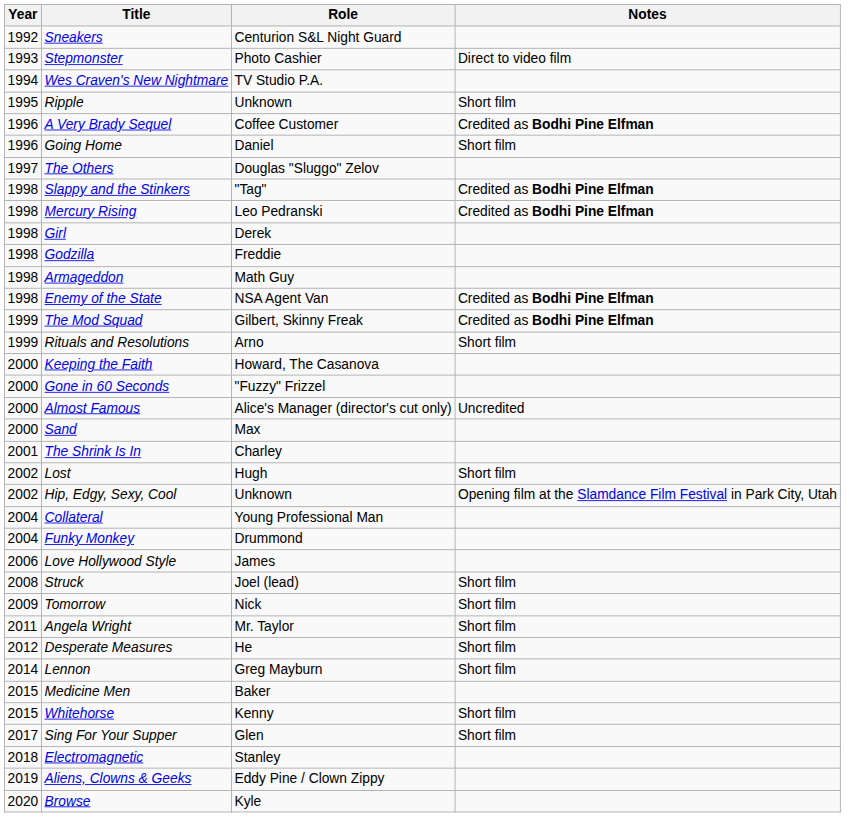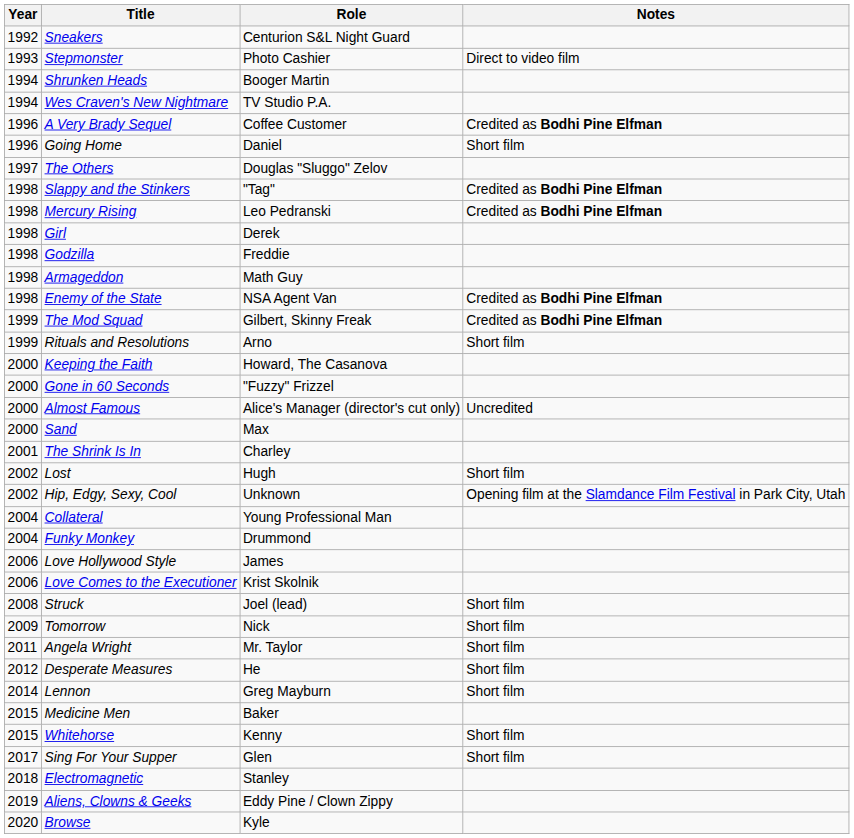+ row: (96, 80)
- row: (64, 102)
+ row: (141, 582)
